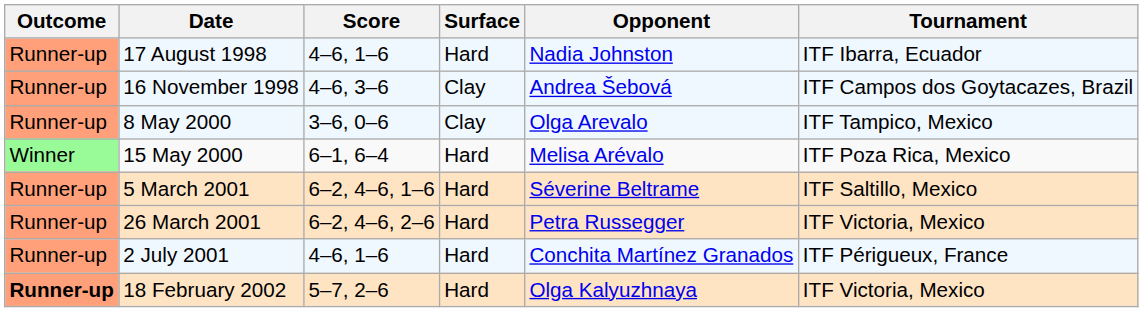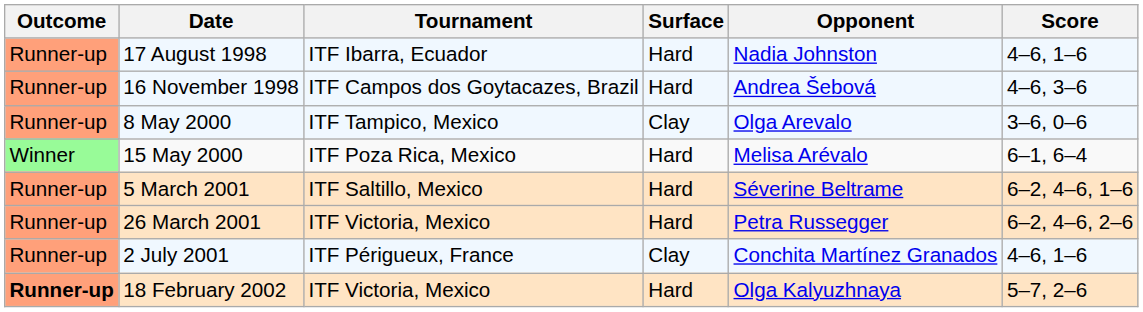columns swapped: (968, 20) <-> (372, 20)
(465, 87) Clay -> (671, 87) Hard
(467, 255) Hard -> (669, 255) Clay
